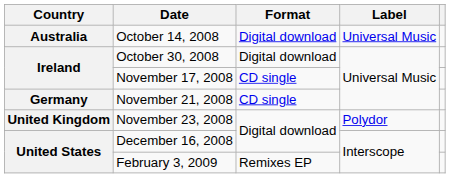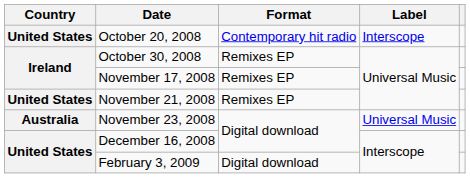- row: (167, 36)
+ row: (150, 36)
(288, 57) Digital download -> (258, 57) Remixes EP
(268, 78) CD single -> (258, 78) Remixes EP
(59, 99) Germany -> (50, 99) United States
(268, 99) CD single -> (258, 99) Remixes EP
(59, 120) United Kingdom -> (50, 120) Australia
(365, 120) Polydor -> (409, 120) Universal Music
(275, 162) Remixes EP -> (270, 162) Digital download
